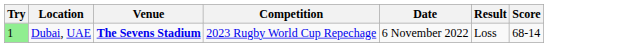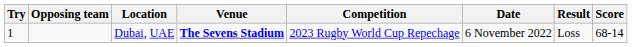+ column: (70, 14)
(10, 33) lightgreen background -> (10, 33) no background
